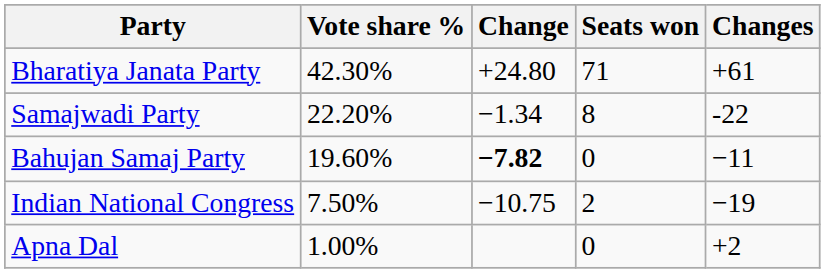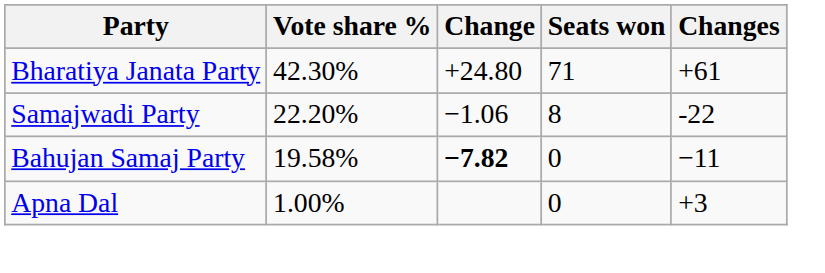(510, 114) −1.34 -> (476, 114) −1.06
(350, 158) 19.60% -> (316, 158) 19.58%
- row: (153, 202)
(727, 245) +2 -> (693, 202) +3
